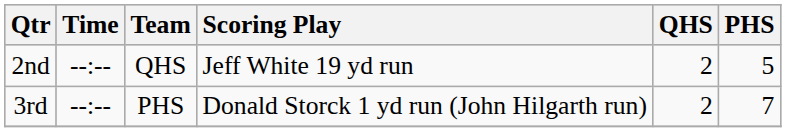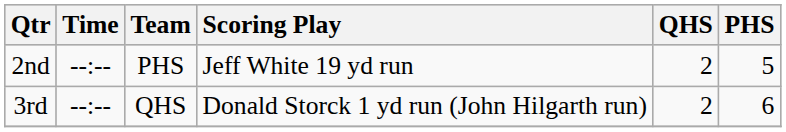(161, 65) QHS -> (161, 65) PHS
(161, 106) PHS -> (161, 106) QHS
(768, 106) 7 -> (768, 106) 6
